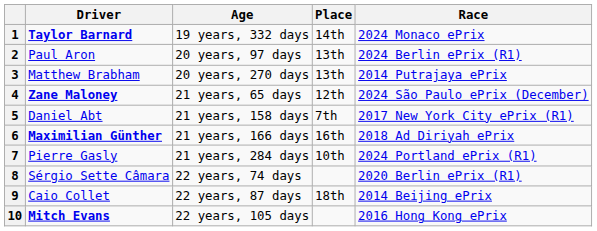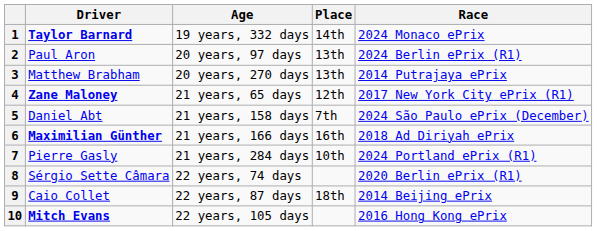(473, 95) 2024 São Paulo ePrix (December) -> (466, 95) 2017 New York City ePrix (R1)
(466, 115) 2017 New York City ePrix (R1) -> (473, 115) 2024 São Paulo ePrix (December)
